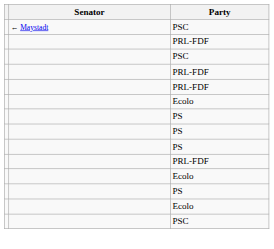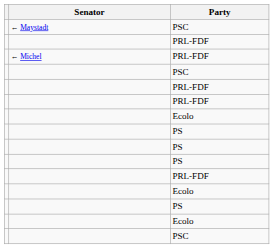+ row: (26, 57)
